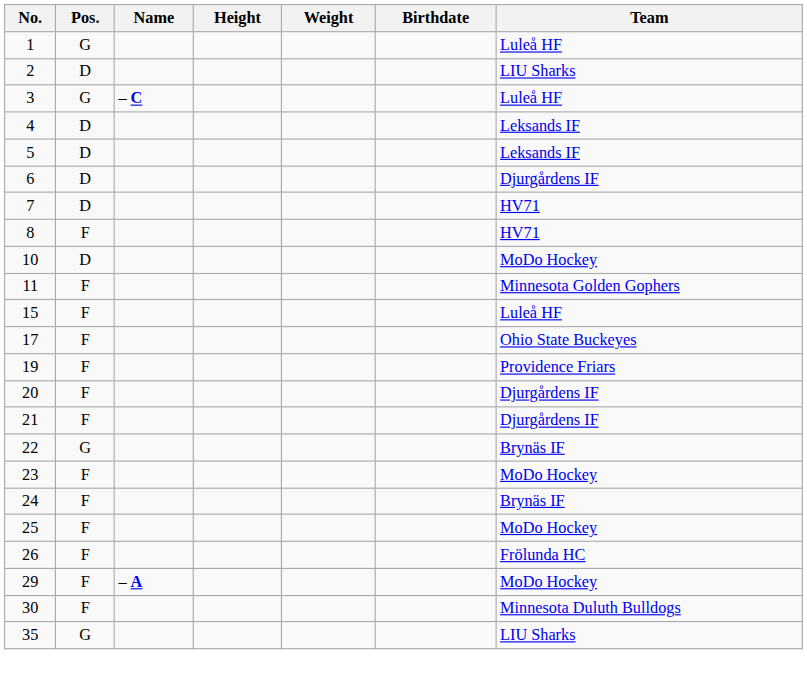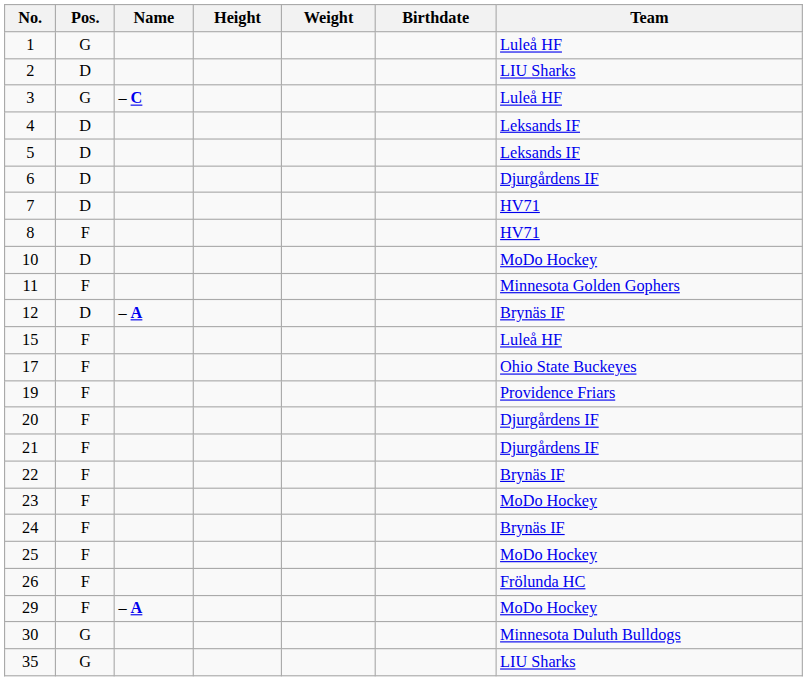+ row: (30, 313)
(85, 447) G -> (85, 474) F
(85, 608) F -> (85, 635) G
